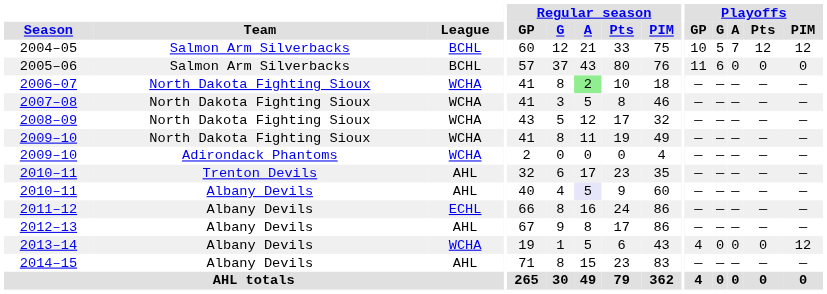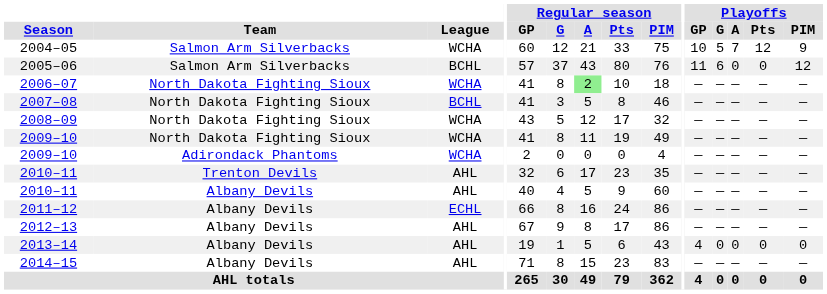(465, 49) BCHL -> (465, 49) WCHA
(803, 49) 12 -> (803, 49) 9
(803, 66) 0 -> (803, 66) 12
(465, 102) WCHA -> (465, 102) BCHL
(588, 191) lavender background -> (588, 191) no background
(465, 245) WCHA -> (465, 245) AHL
(803, 245) 12 -> (803, 245) 0
